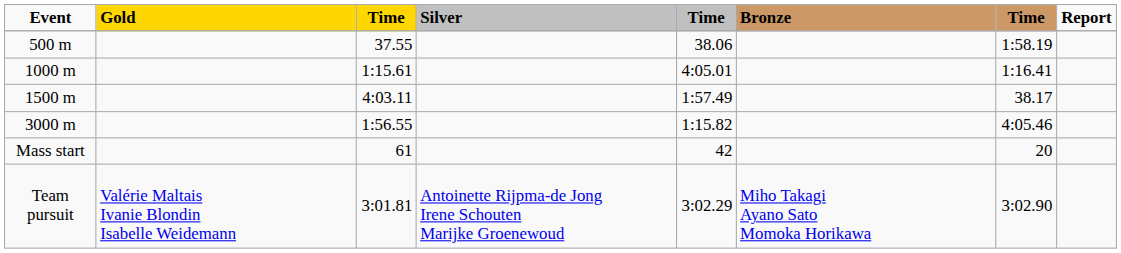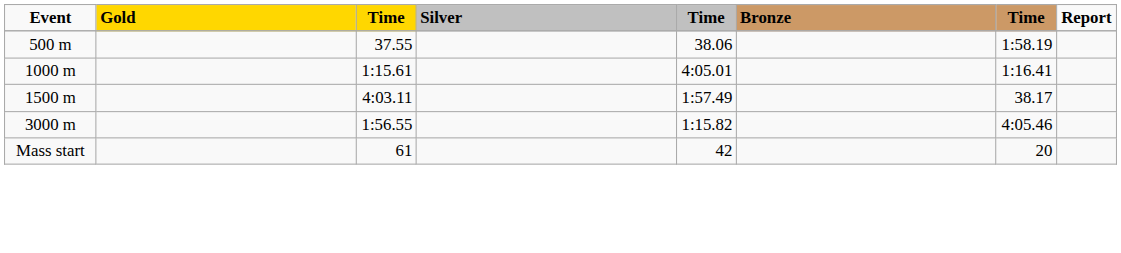- row: (50, 206)
